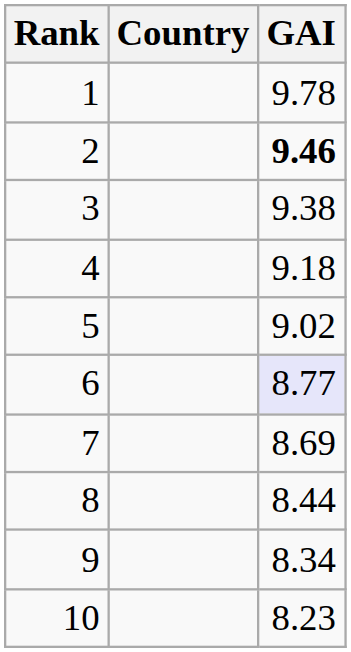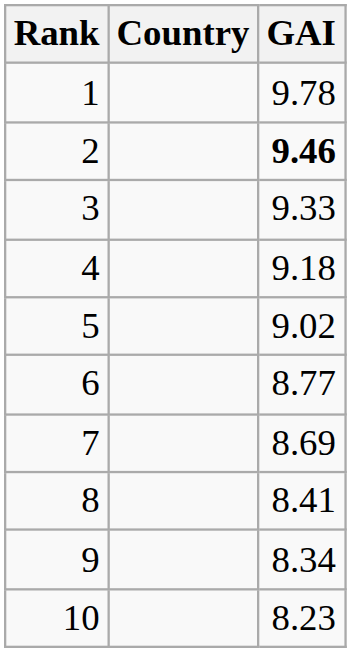(304, 208) 9.38 -> (304, 208) 9.33
(304, 383) lavender background -> (304, 383) no background
(304, 500) 8.44 -> (304, 500) 8.41
